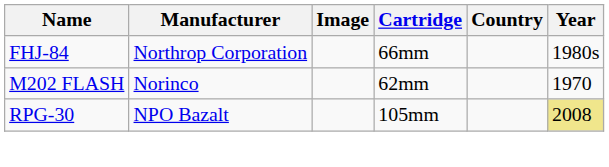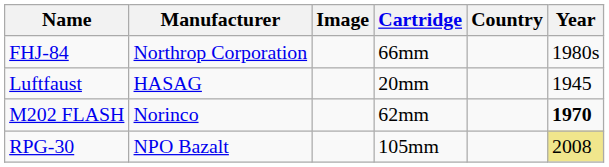+ row: (46, 83)
(572, 83) normal -> (572, 114) bold
